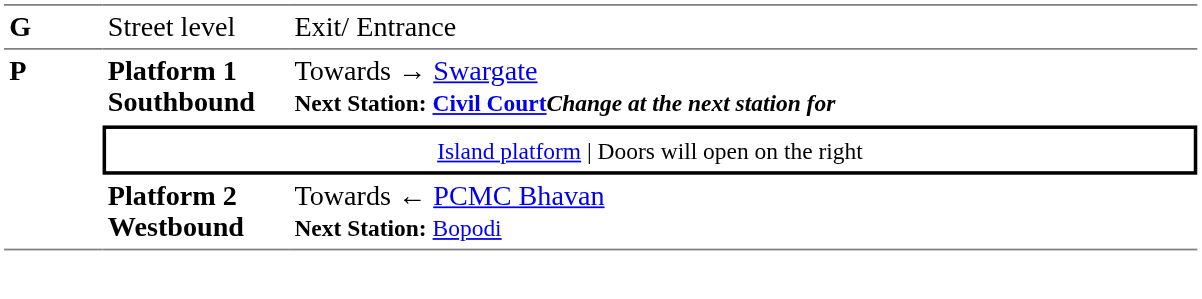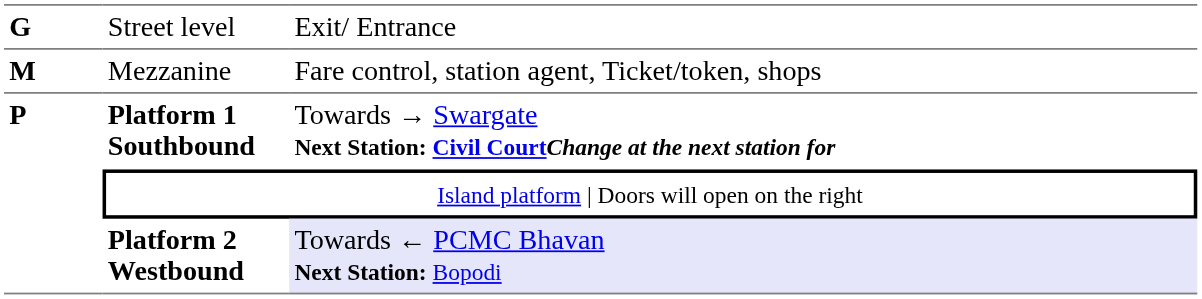+ row: (170, 70)
(449, 211) no background -> (449, 255) lavender background
